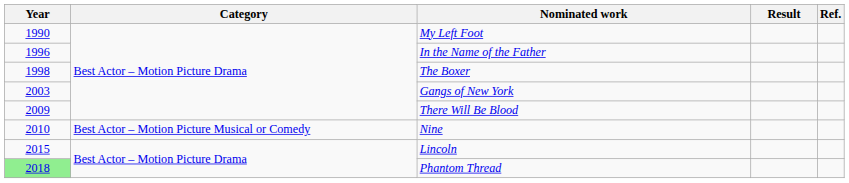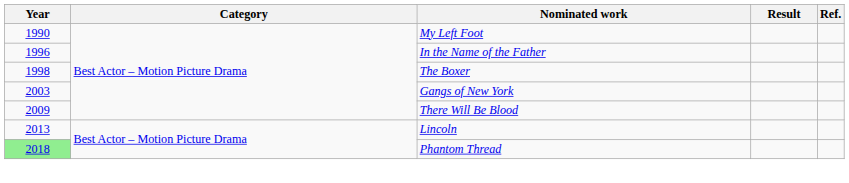- row: (431, 129)
(38, 149) 2015 -> (38, 129) 2013
